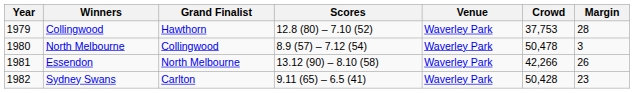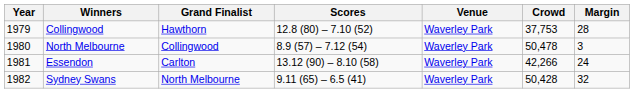(201, 63) North Melbourne -> (178, 63) Carlton
(583, 63) 26 -> (583, 63) 24
(178, 79) Carlton -> (201, 79) North Melbourne
(583, 79) 23 -> (583, 79) 32
